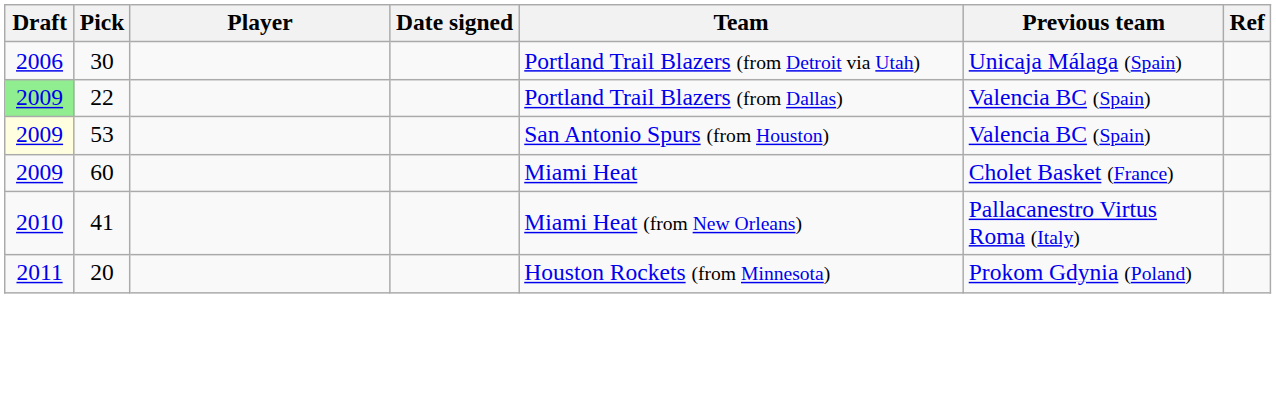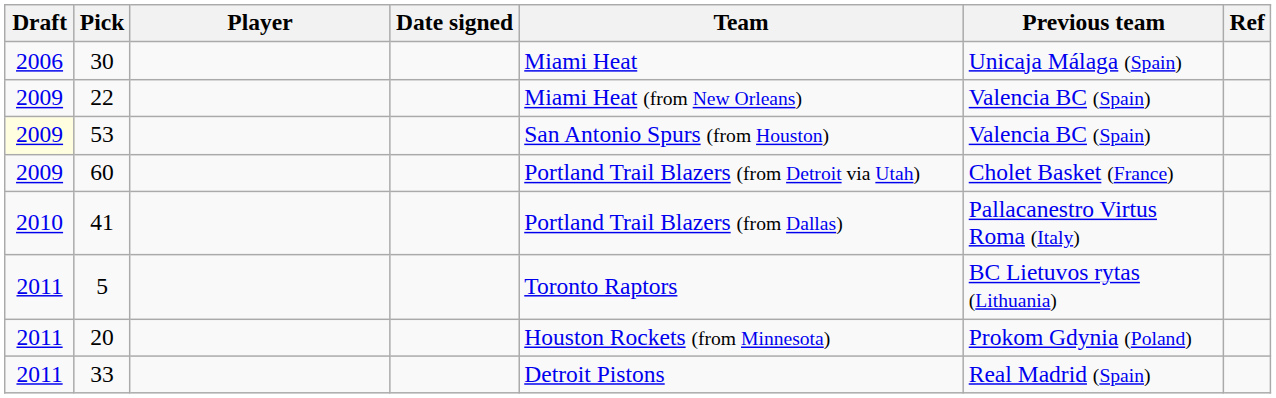(722, 60) Portland Trail Blazers (from Detroit via Utah) -> (581, 60) Miami Heat
(40, 97) lightgreen background -> (40, 97) no background
(683, 97) Portland Trail Blazers (from Dallas) -> (663, 97) Miami Heat (from New Orleans)
(581, 172) Miami Heat -> (722, 172) Portland Trail Blazers (from Detroit via Utah)
(663, 222) Miami Heat (from New Orleans) -> (683, 222) Portland Trail Blazers (from Dallas)
+ row: (102, 286)
+ row: (102, 374)
